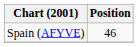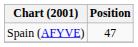(110, 32) 46 -> (110, 32) 47
